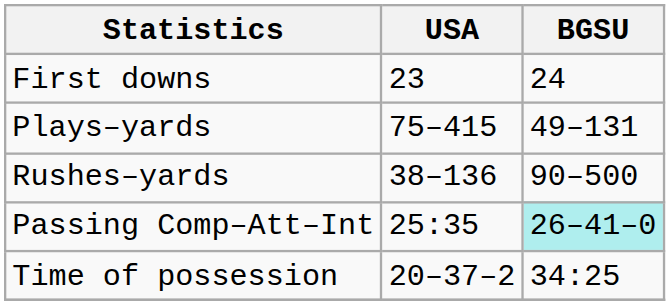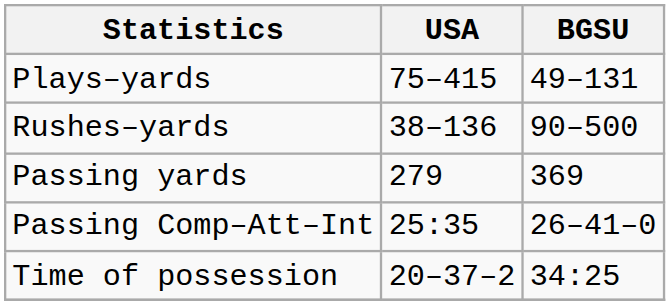- row: (112, 79)
+ row: (130, 177)
(593, 226) paleturquoise background -> (593, 226) no background
